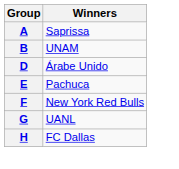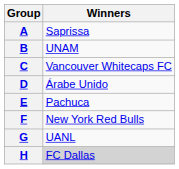+ row: (24, 66)
(70, 137) no background -> (70, 155) lightgrey background
